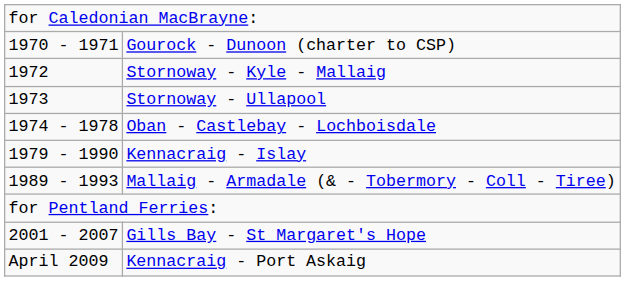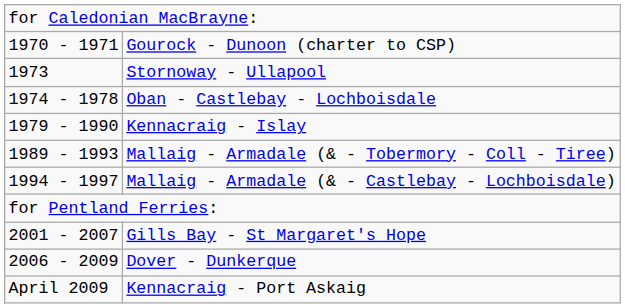- row: (256, 72)
+ row: (371, 181)
+ row: (211, 262)
